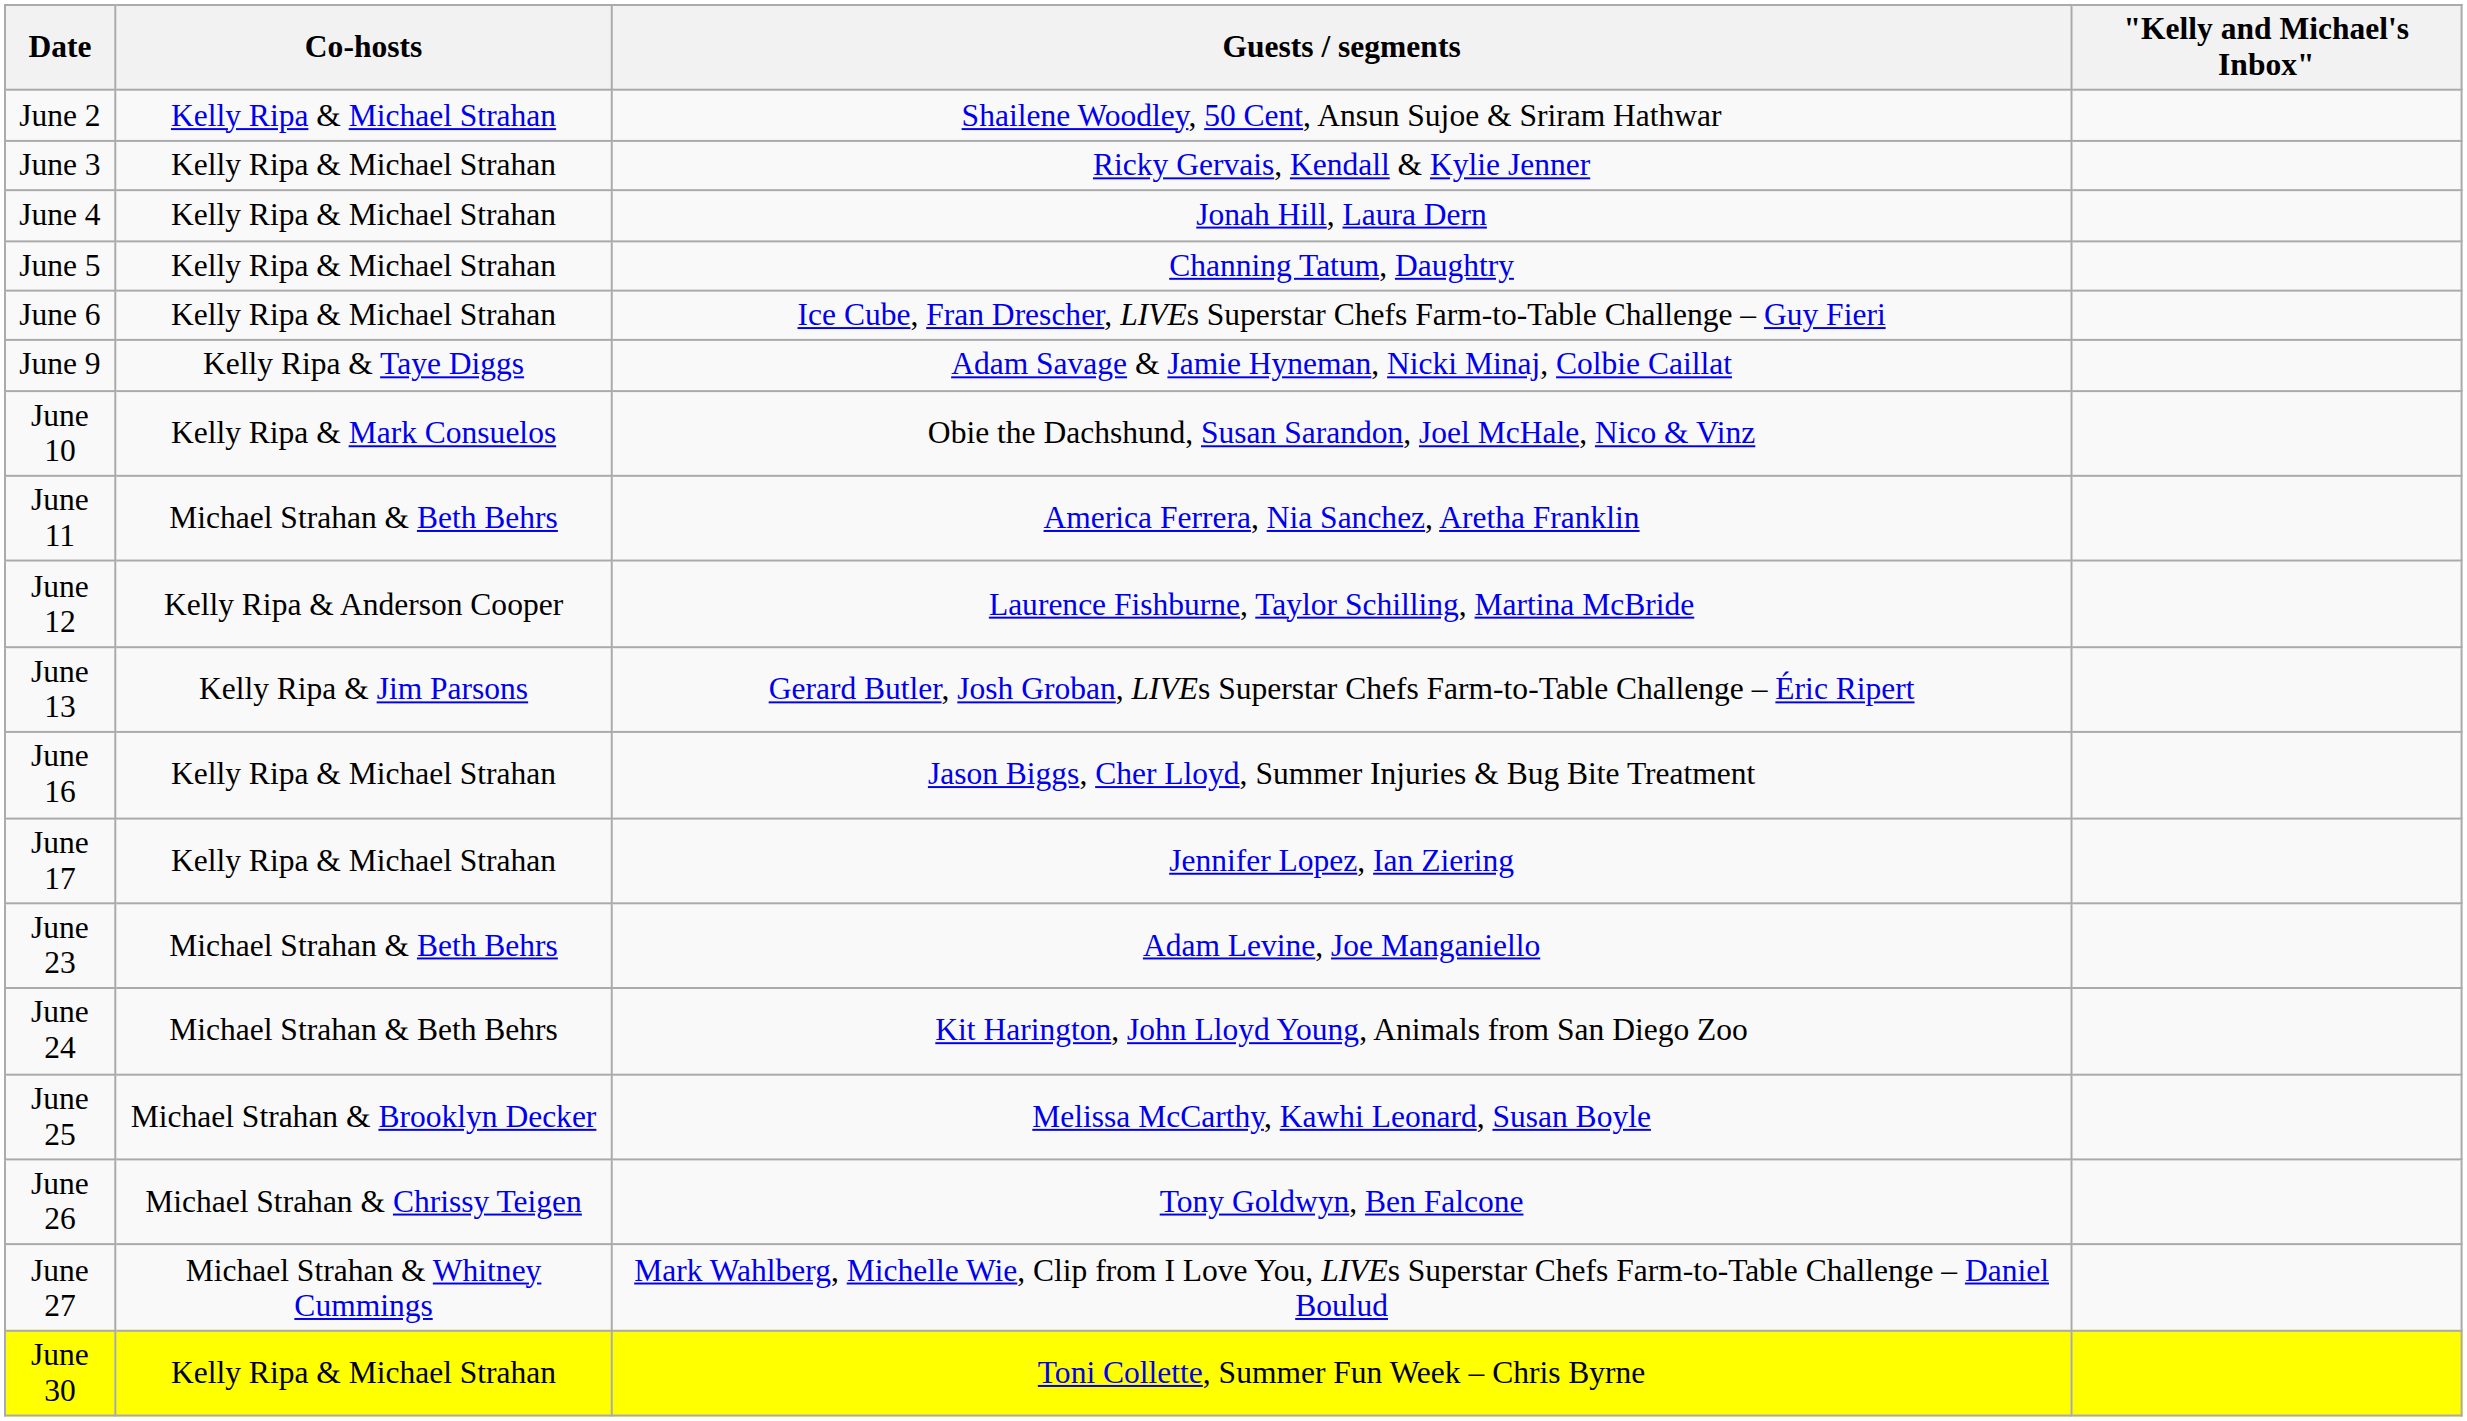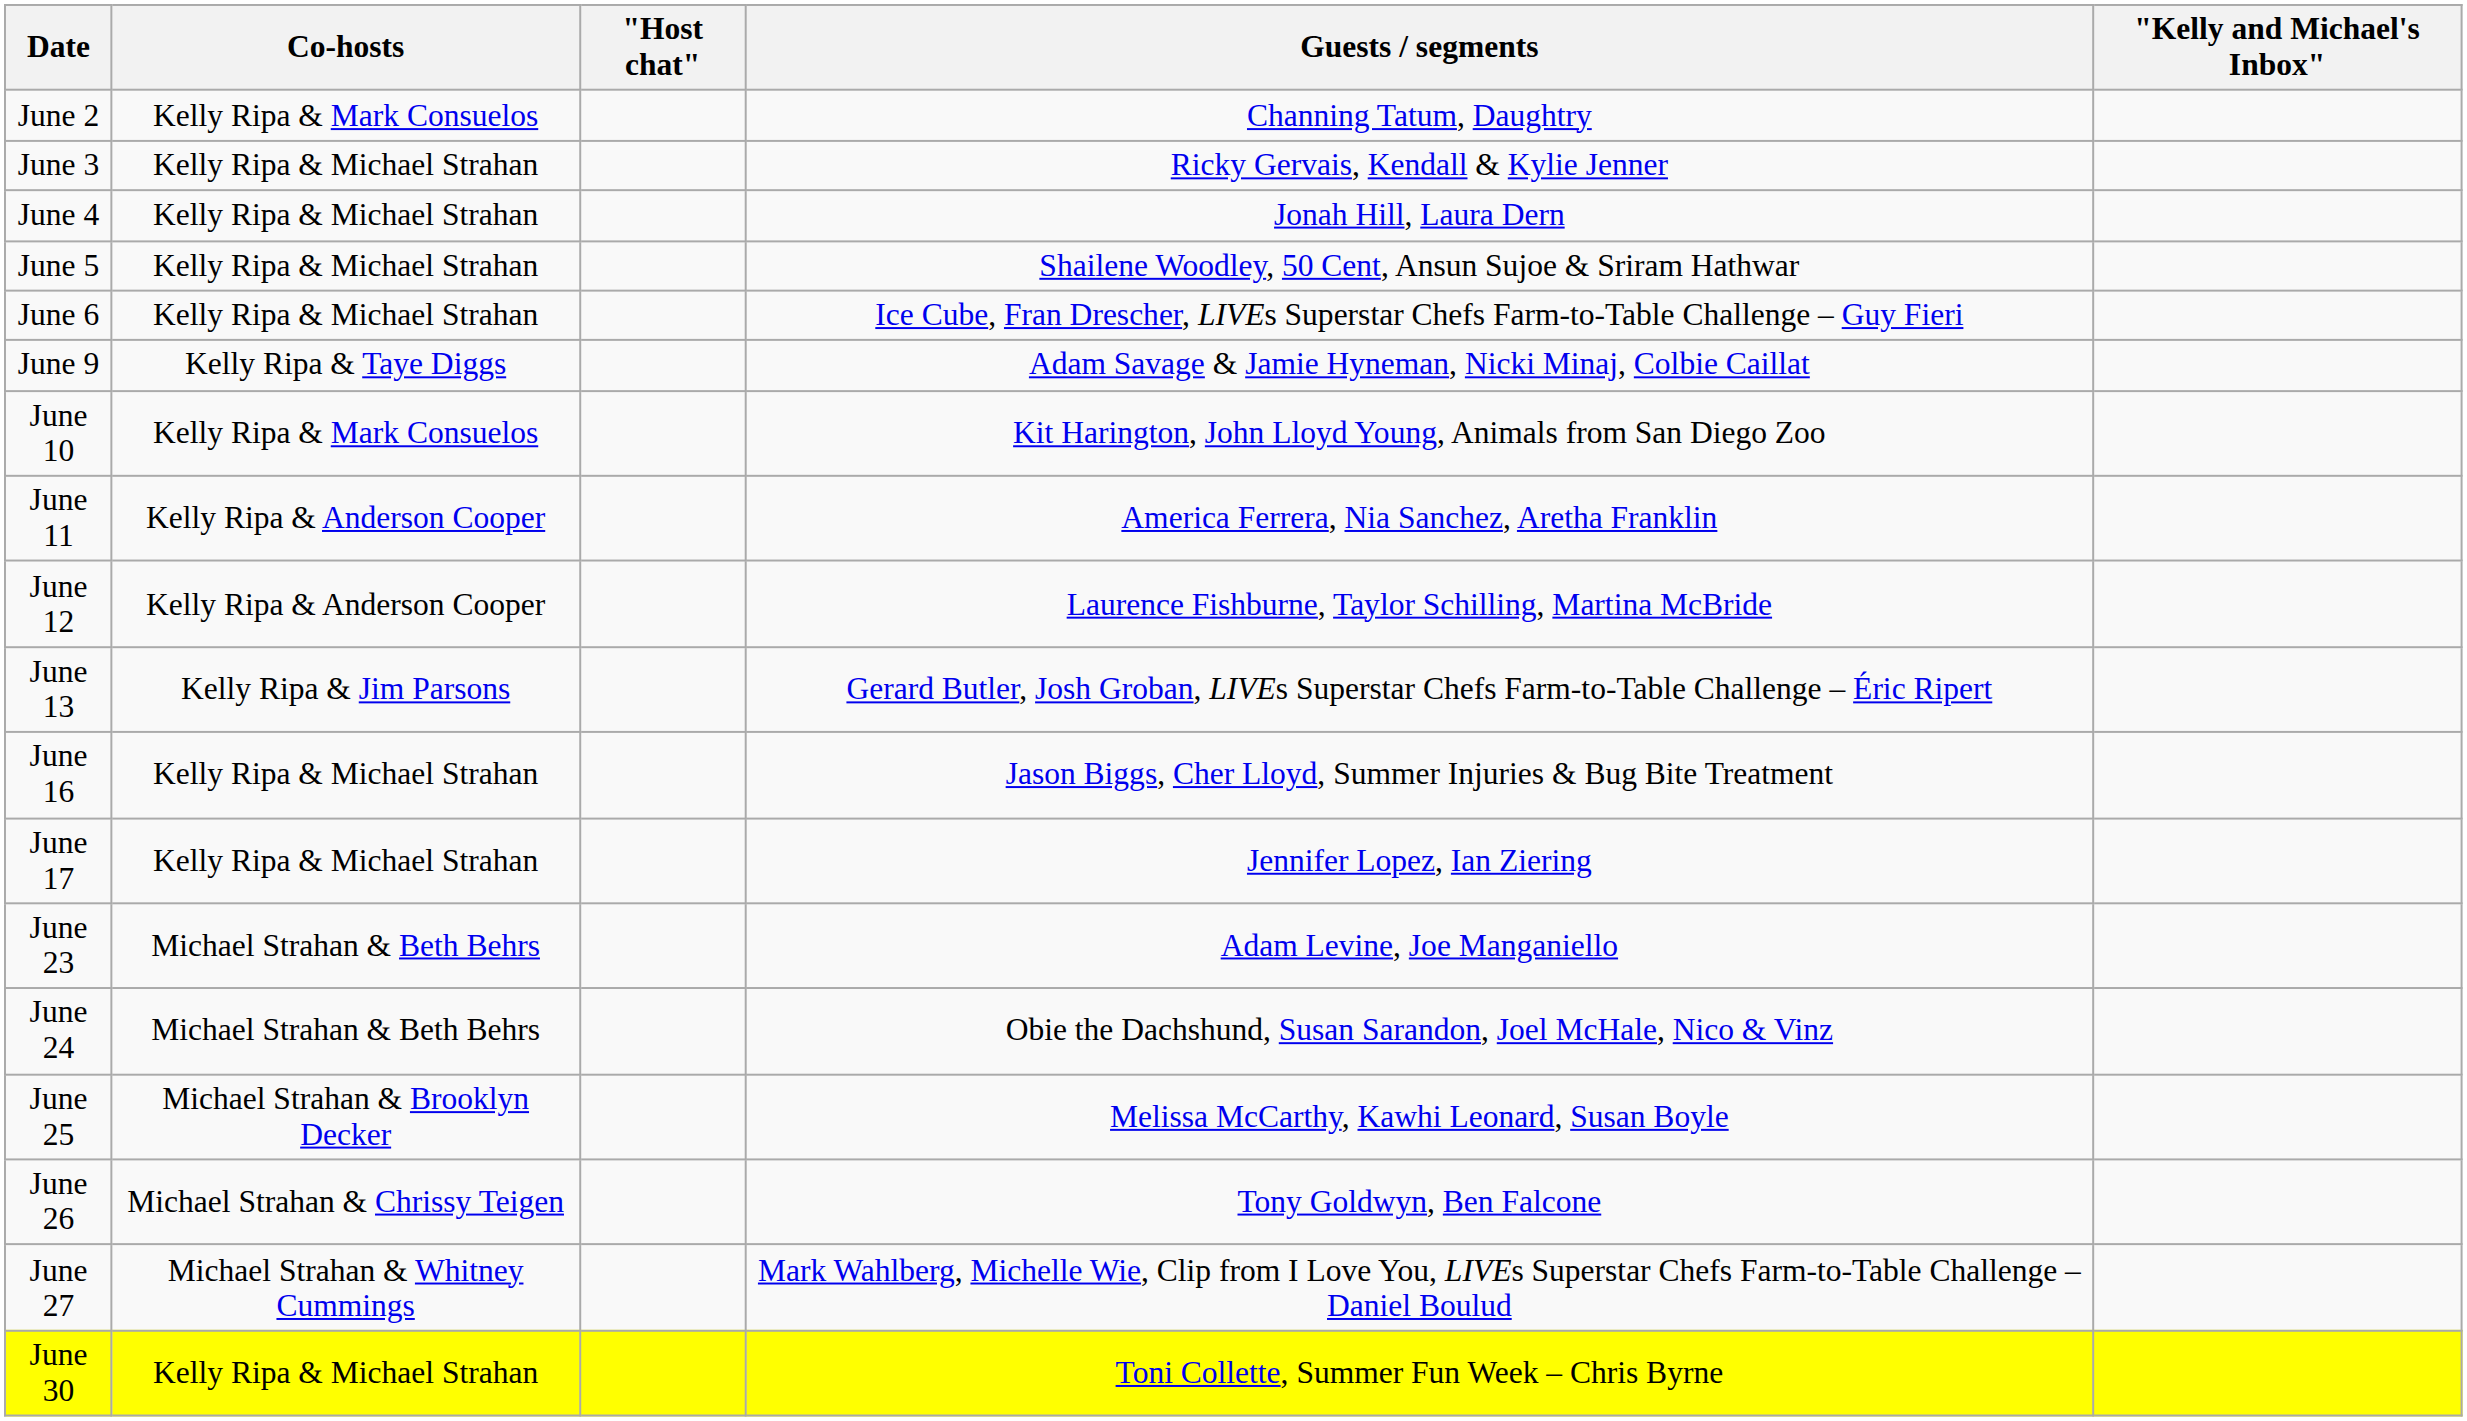+ column: (663, 47)
(364, 114) Kelly Ripa & Michael Strahan -> (346, 114) Kelly Ripa & Mark Consuelos
(1342, 114) Shailene Woodley, 50 Cent, Ansun Sujoe & Sriram Hathwar -> (1419, 114) Channing Tatum, Daughtry
(1342, 264) Channing Tatum, Daughtry -> (1419, 264) Shailene Woodley, 50 Cent, Ansun Sujoe & Sriram Hathwar
(1342, 432) Obie the Dachshund, Susan Sarandon, Joel McHale, Nico & Vinz -> (1419, 432) Kit Harington, John Lloyd Young, Animals from San Diego Zoo
(364, 518) Michael Strahan & Beth Behrs -> (346, 518) Kelly Ripa & Anderson Cooper
(1342, 1030) Kit Harington, John Lloyd Young, Animals from San Diego Zoo -> (1419, 1030) Obie the Dachshund, Susan Sarandon, Joel McHale, Nico & Vinz
